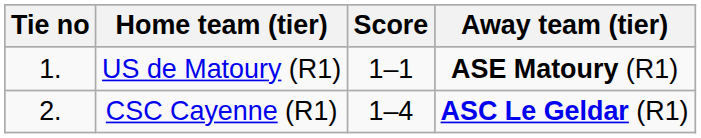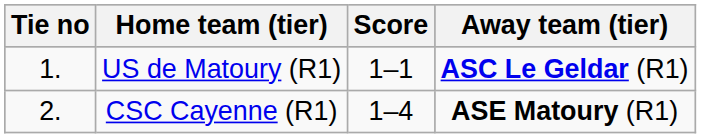(565, 68) ASE Matoury (R1) -> (565, 68) ASC Le Geldar (R1)
(565, 111) ASC Le Geldar (R1) -> (565, 111) ASE Matoury (R1)
